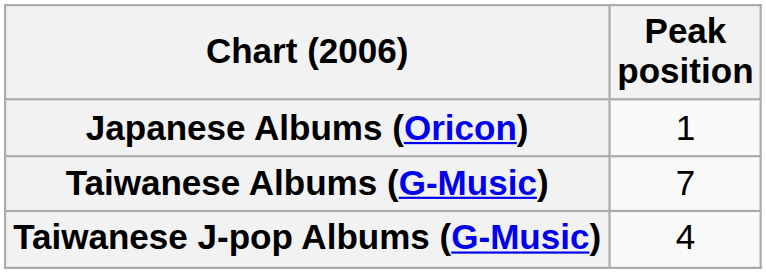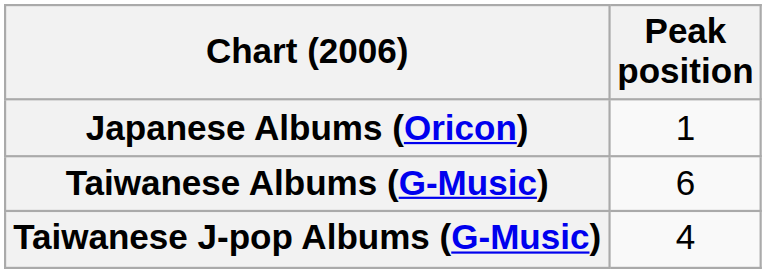(685, 182) 7 -> (685, 182) 6
